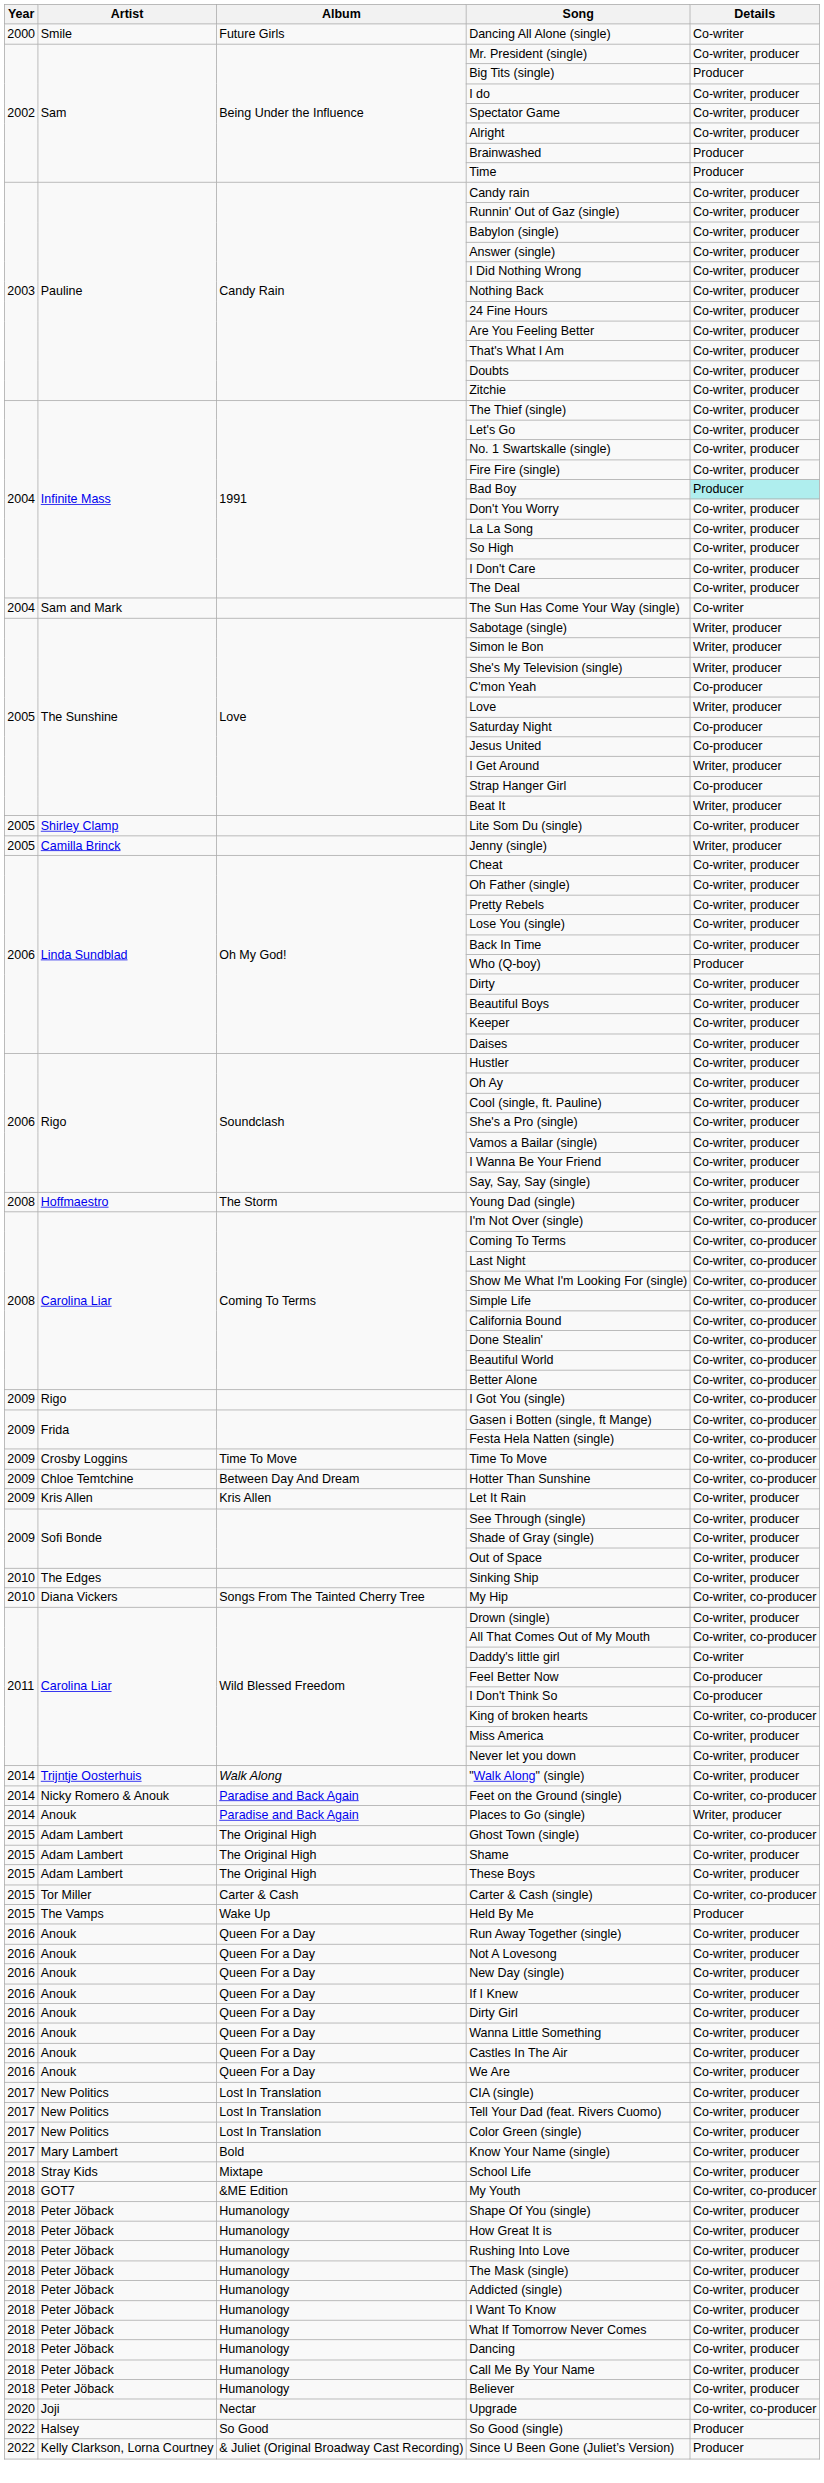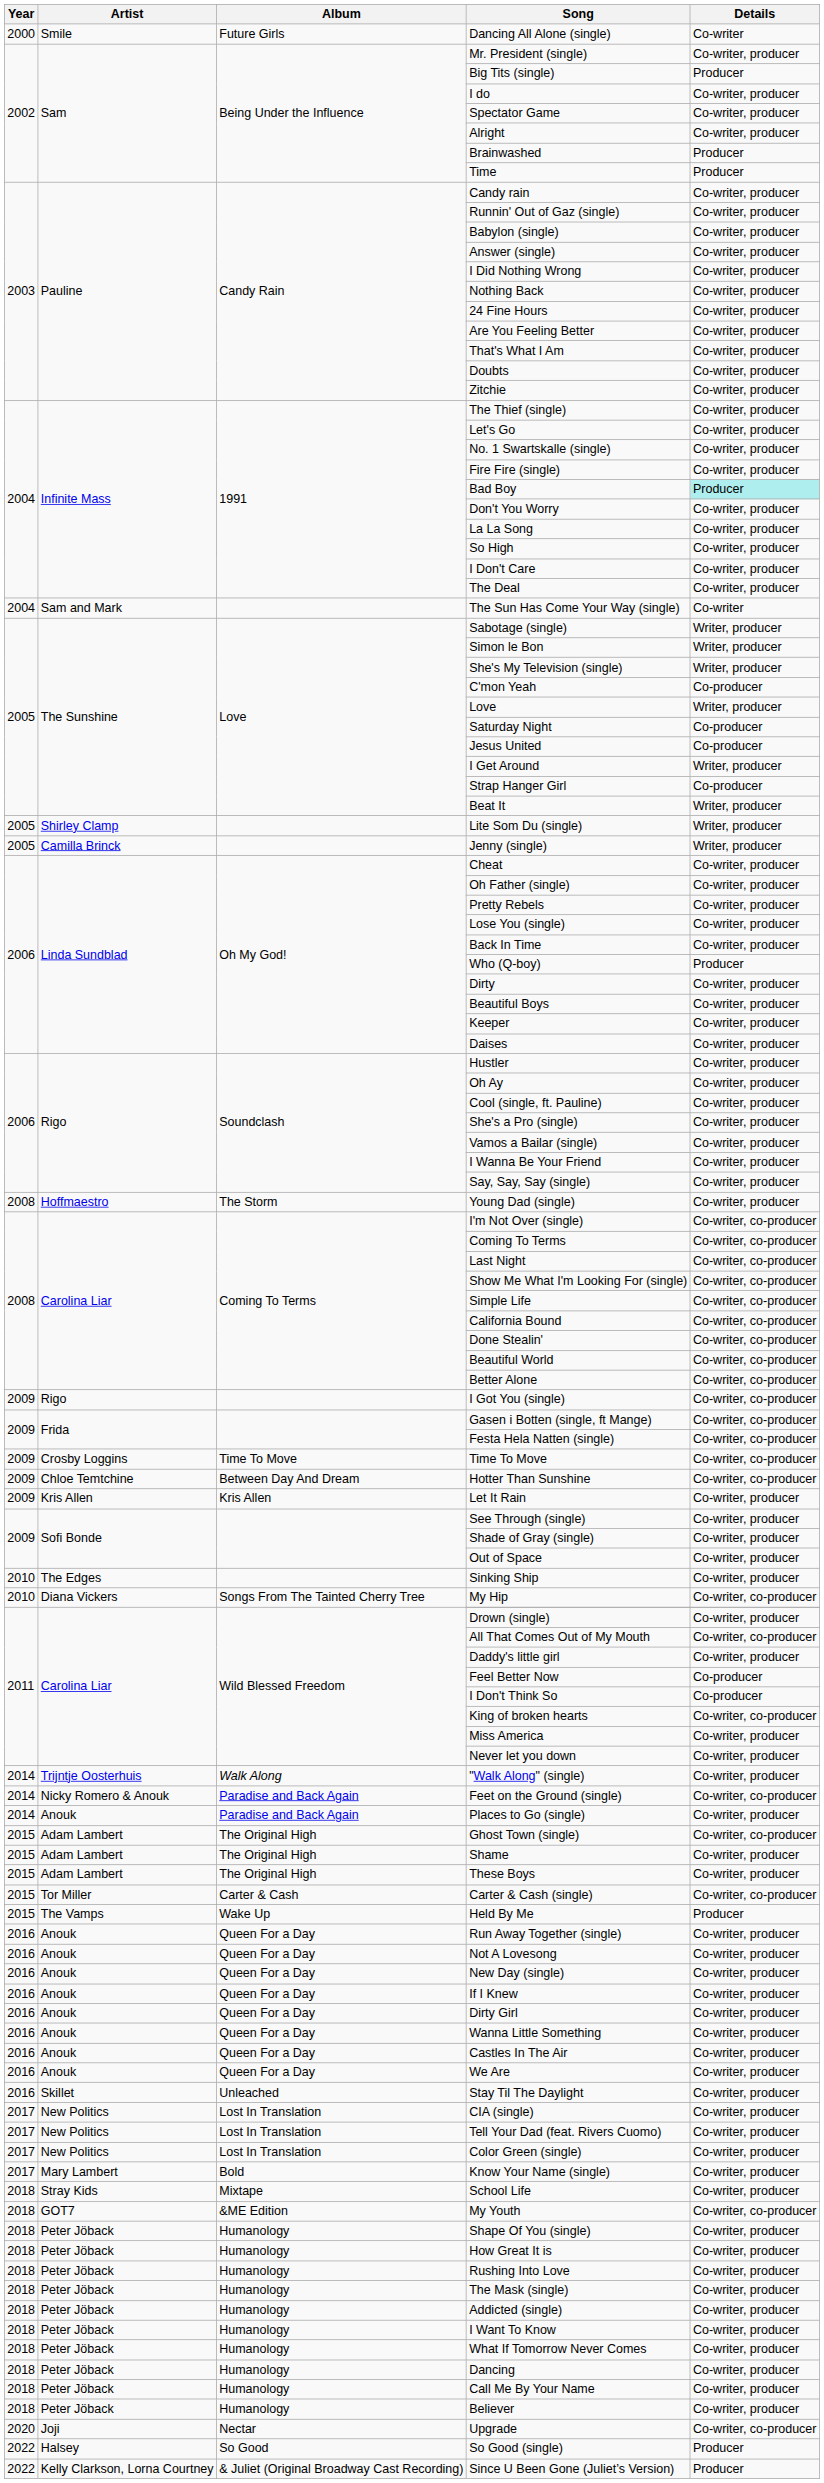(746, 825) Co-writer, producer -> (737, 825) Writer, producer
(718, 1657) Co-writer -> (746, 1657) Co-writer, producer
(737, 1815) Writer, producer -> (746, 1815) Co-writer, producer
+ row: (526, 2092)
